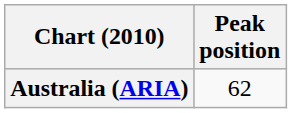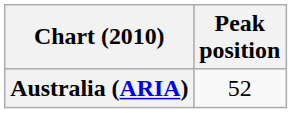(240, 88) 62 -> (240, 88) 52
